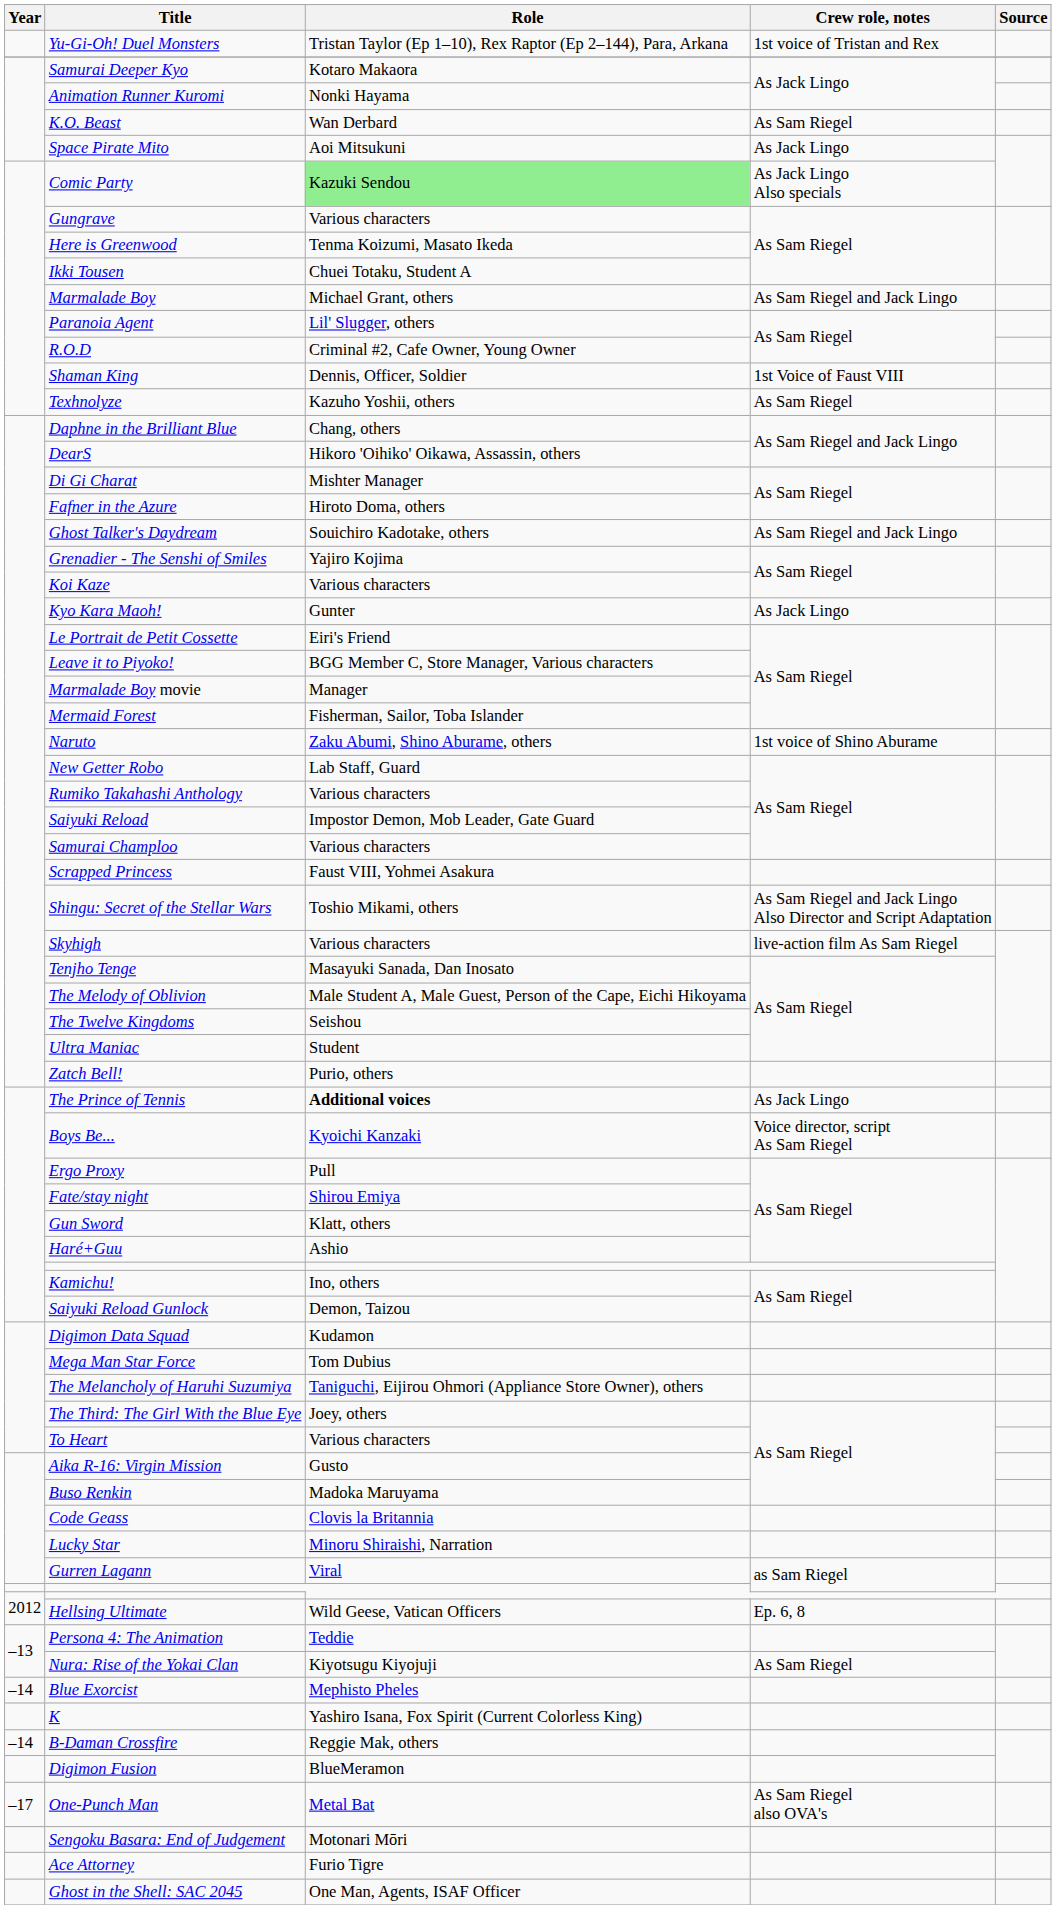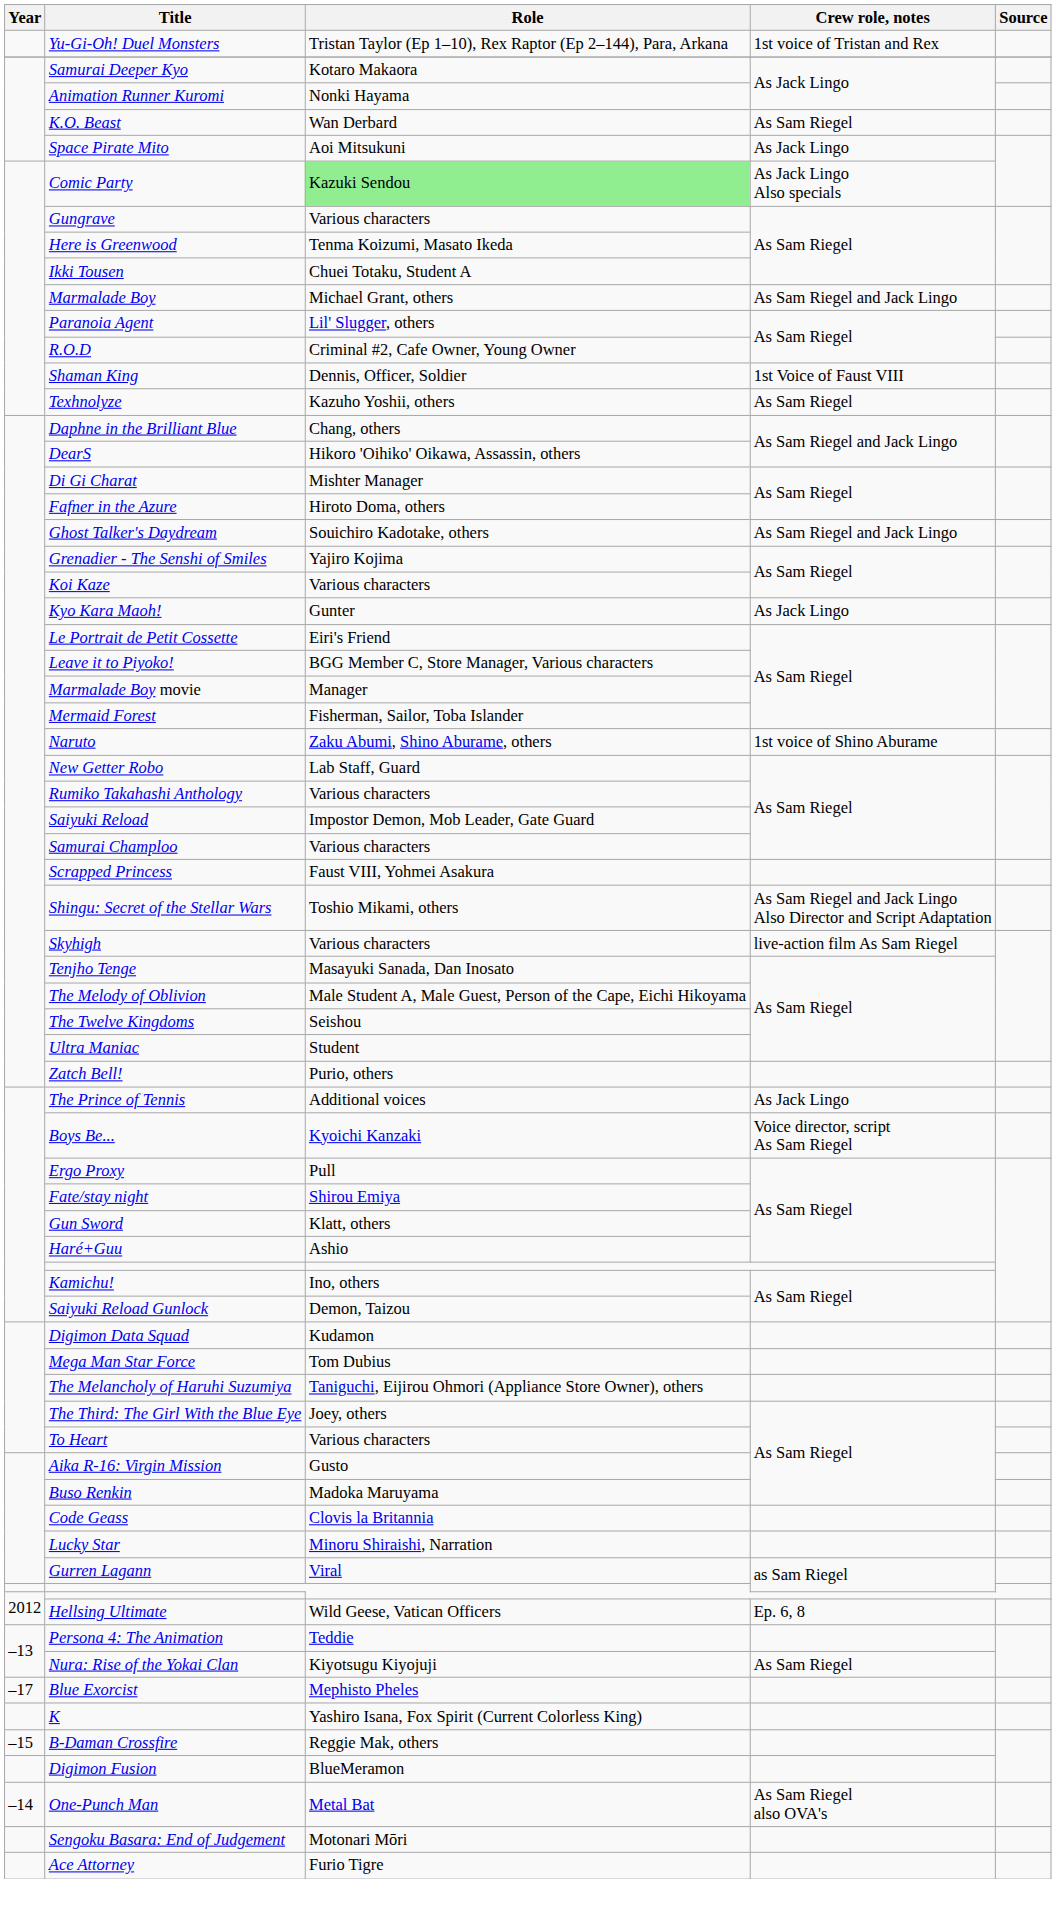(370, 1100) bold -> (367, 1100) normal
(21, 1690) –14 -> (21, 1690) –17
(21, 1742) –14 -> (21, 1742) –15
(21, 1804) –17 -> (21, 1804) –14
- row: (146, 1891)
